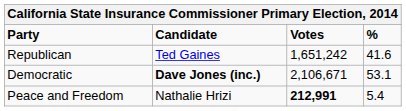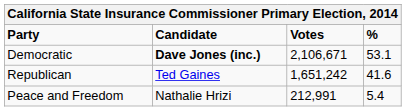rows swapped: (40, 75) <-> (39, 55)
(313, 95) bold -> (313, 95) normal
